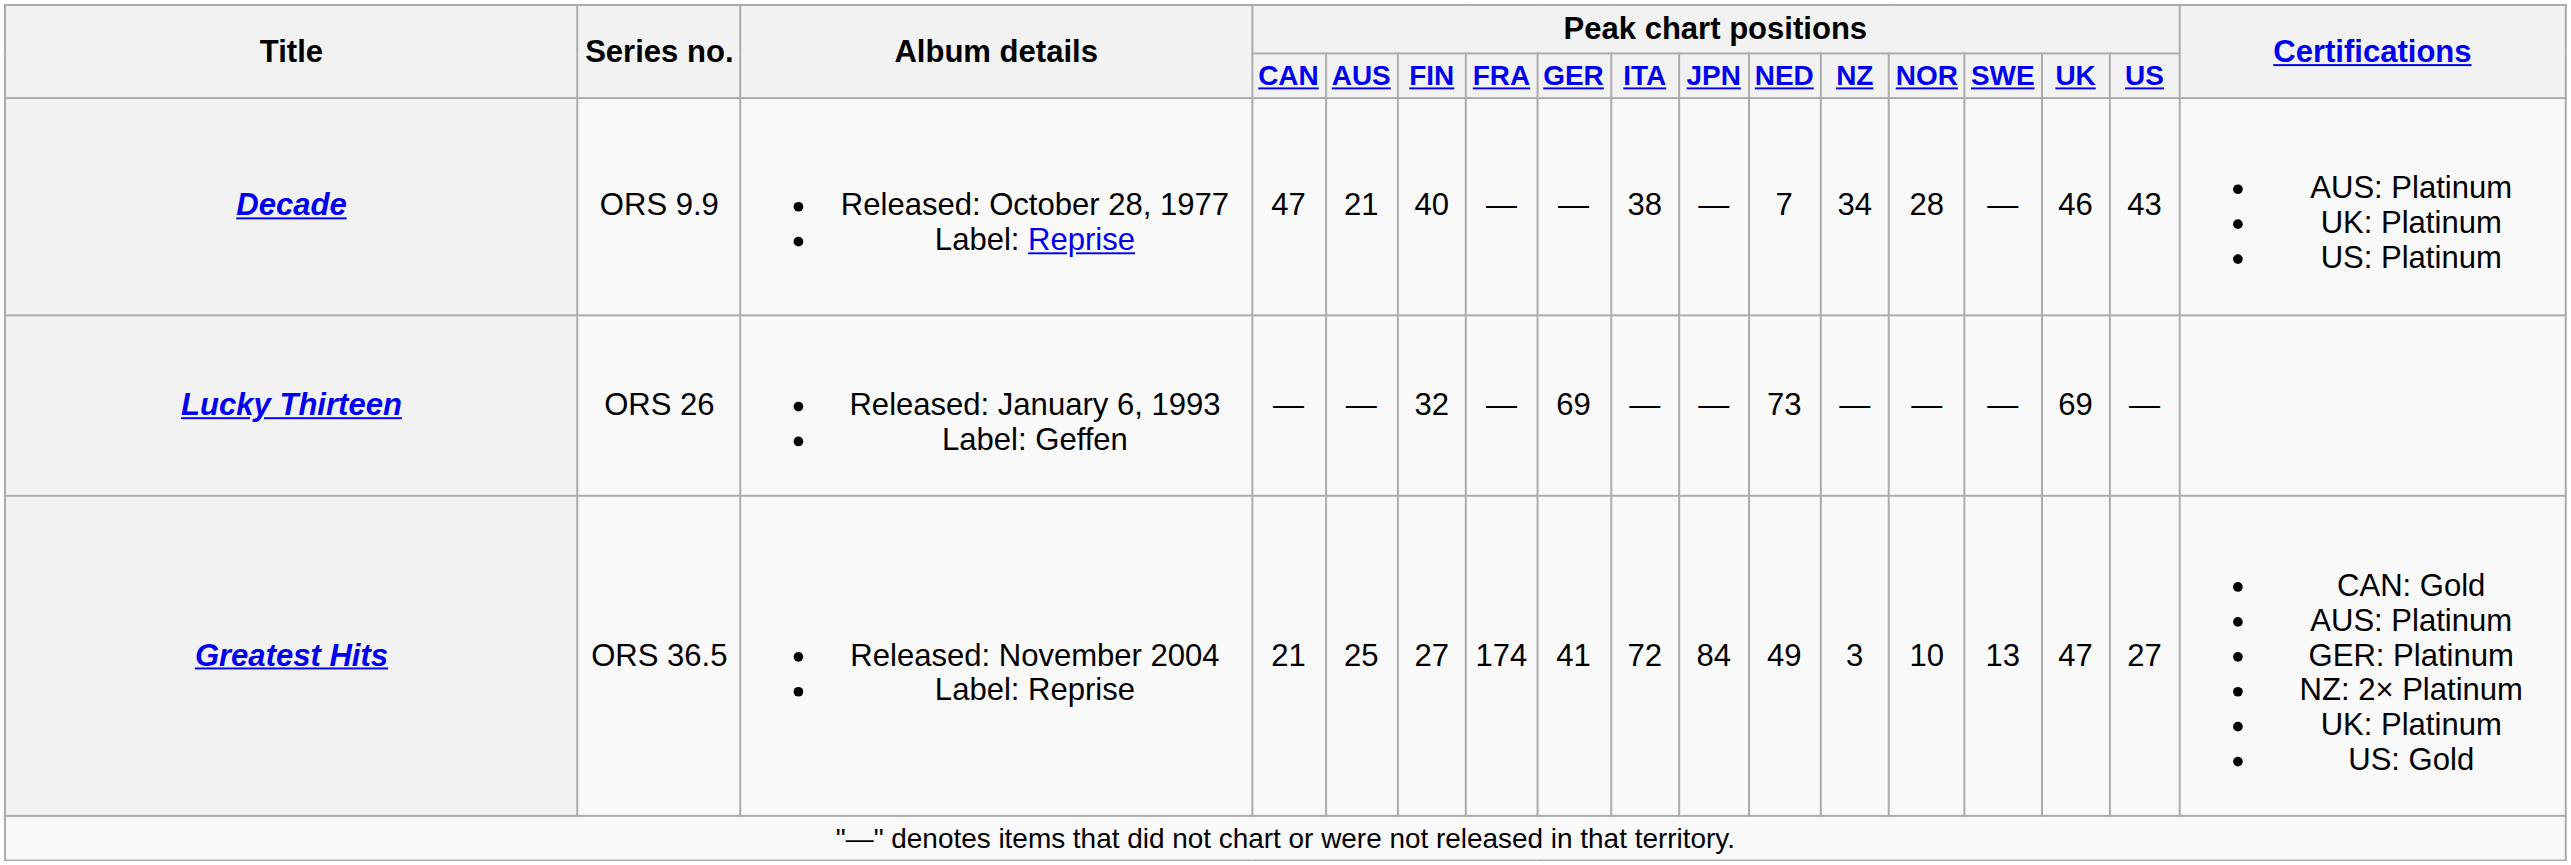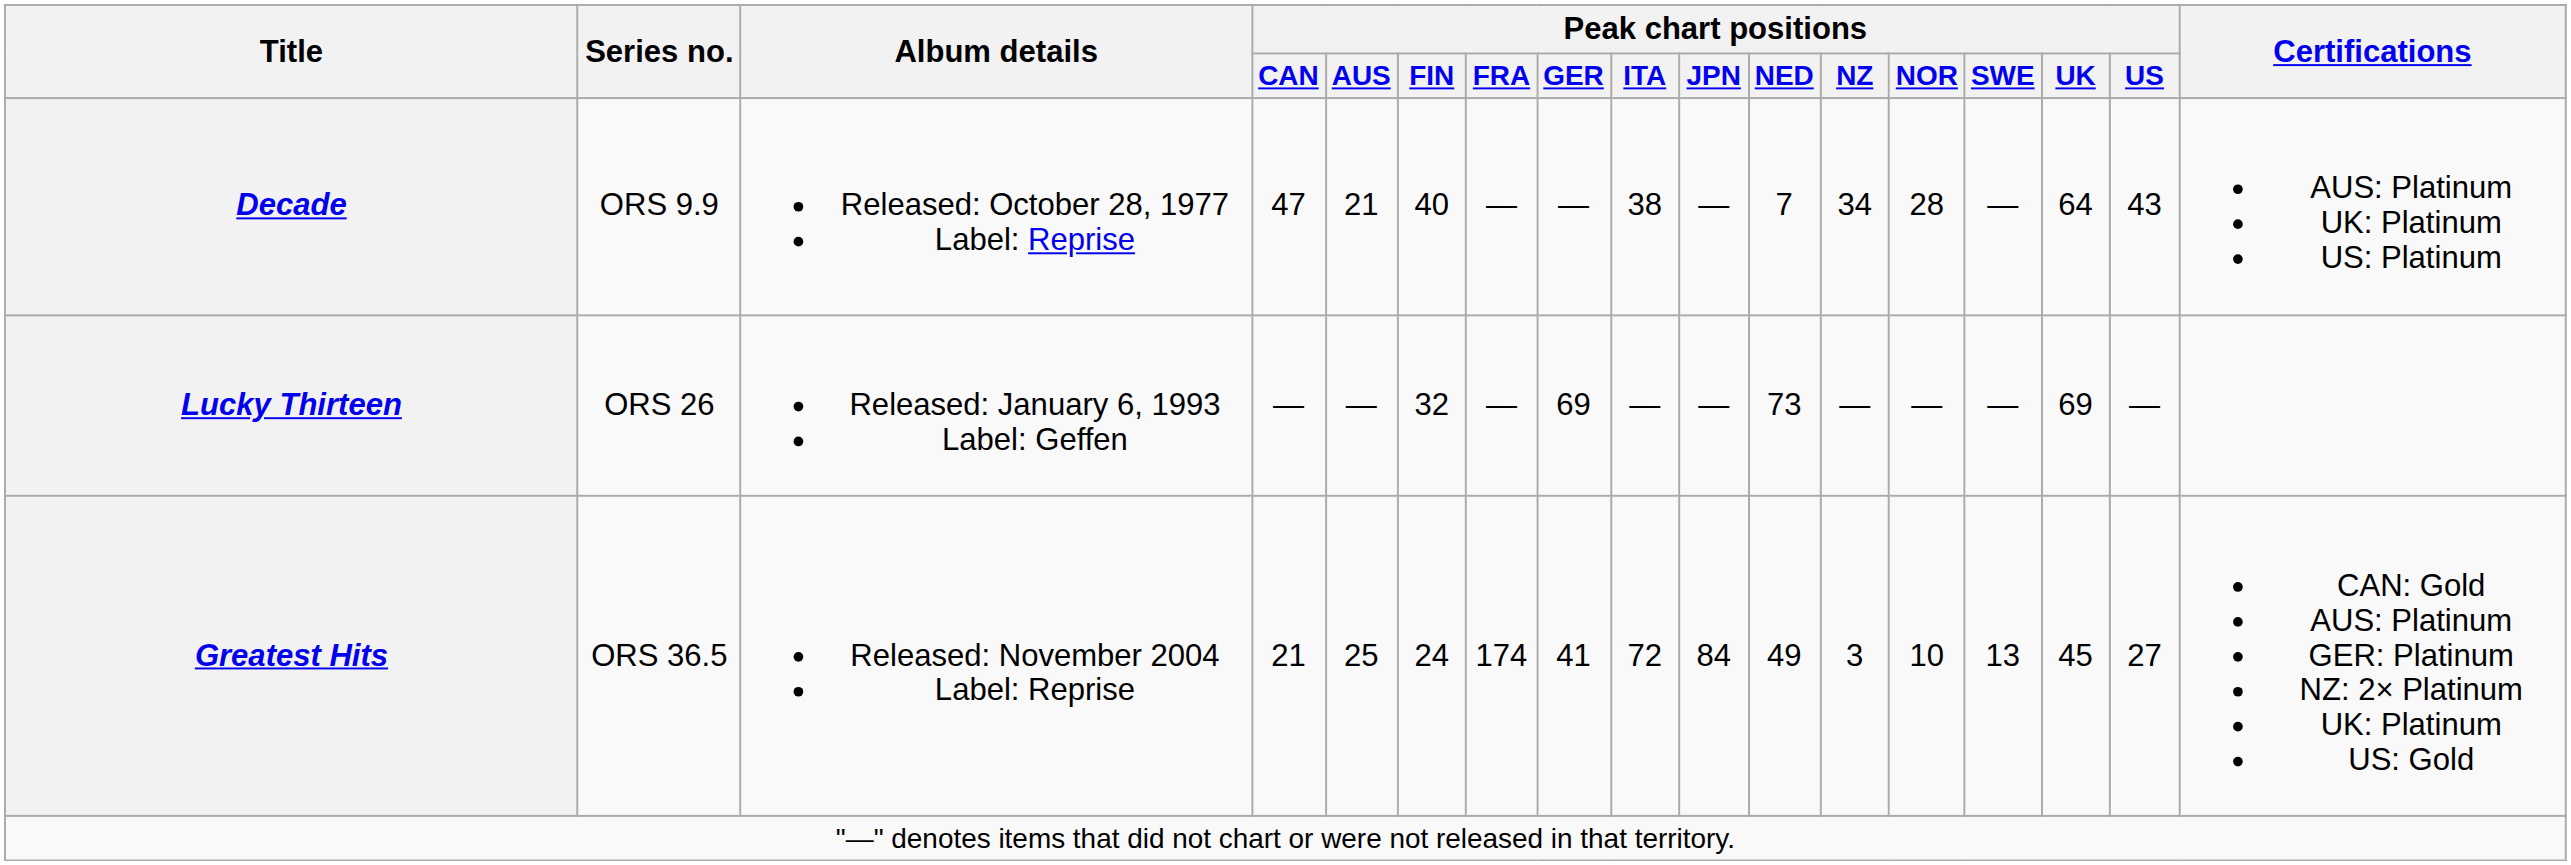(2076, 205) 46 -> (2076, 205) 64
(1432, 655) 27 -> (1432, 655) 24
(2076, 655) 47 -> (2076, 655) 45
